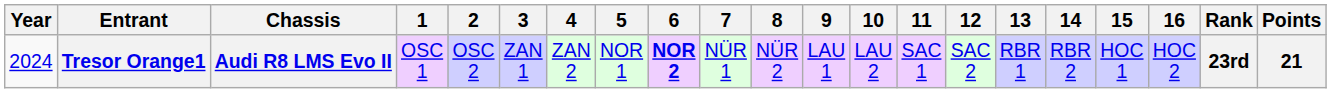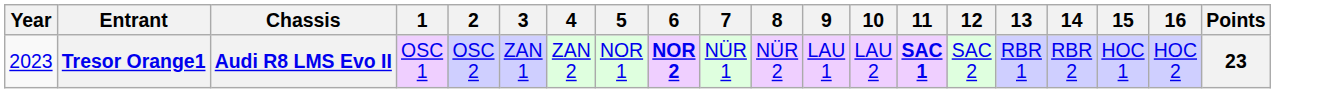- column: (1229, 20)
(31, 61) 2024 -> (31, 61) 2023
(921, 61) normal -> (922, 61) bold
(1292, 61) 21 -> (1236, 61) 23
